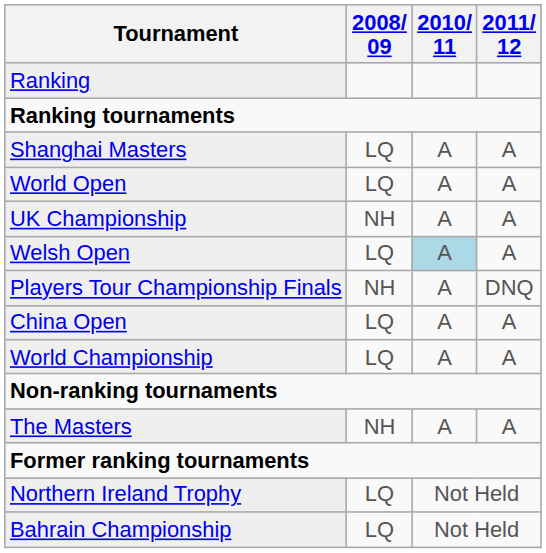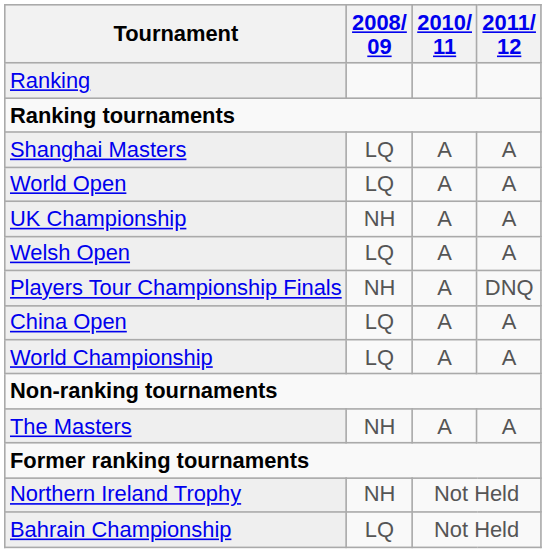(445, 253) lightblue background -> (445, 253) no background
(379, 494) LQ -> (379, 494) NH
